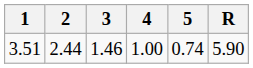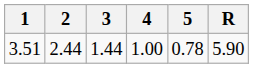(106, 48) 1.46 -> (106, 48) 1.44
(188, 48) 0.74 -> (188, 48) 0.78
